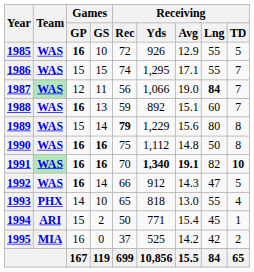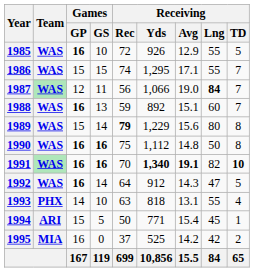(125, 182) 66 -> (125, 182) 64
(125, 201) 65 -> (125, 201) 63
(188, 201) 13.0 -> (188, 201) 13.1
(101, 220) 2 -> (101, 220) 5
